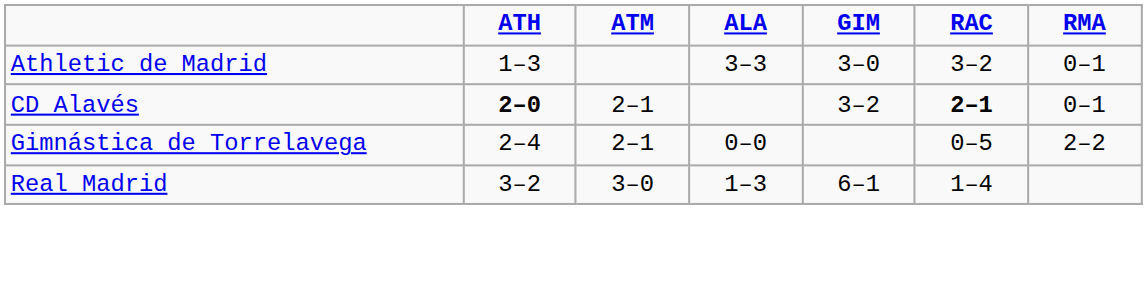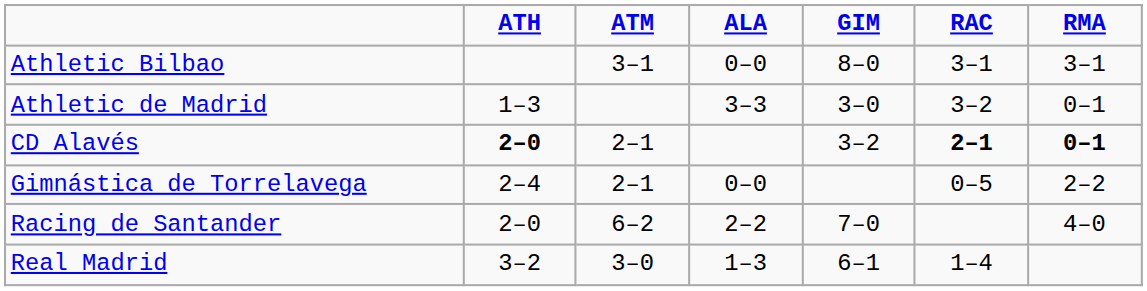+ row: (118, 65)
(1084, 104) normal -> (1084, 144) bold
+ row: (146, 224)
